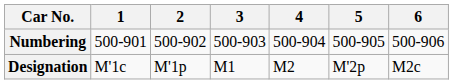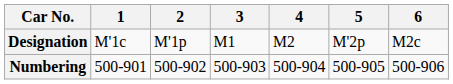rows swapped: (48, 66) <-> (48, 41)
